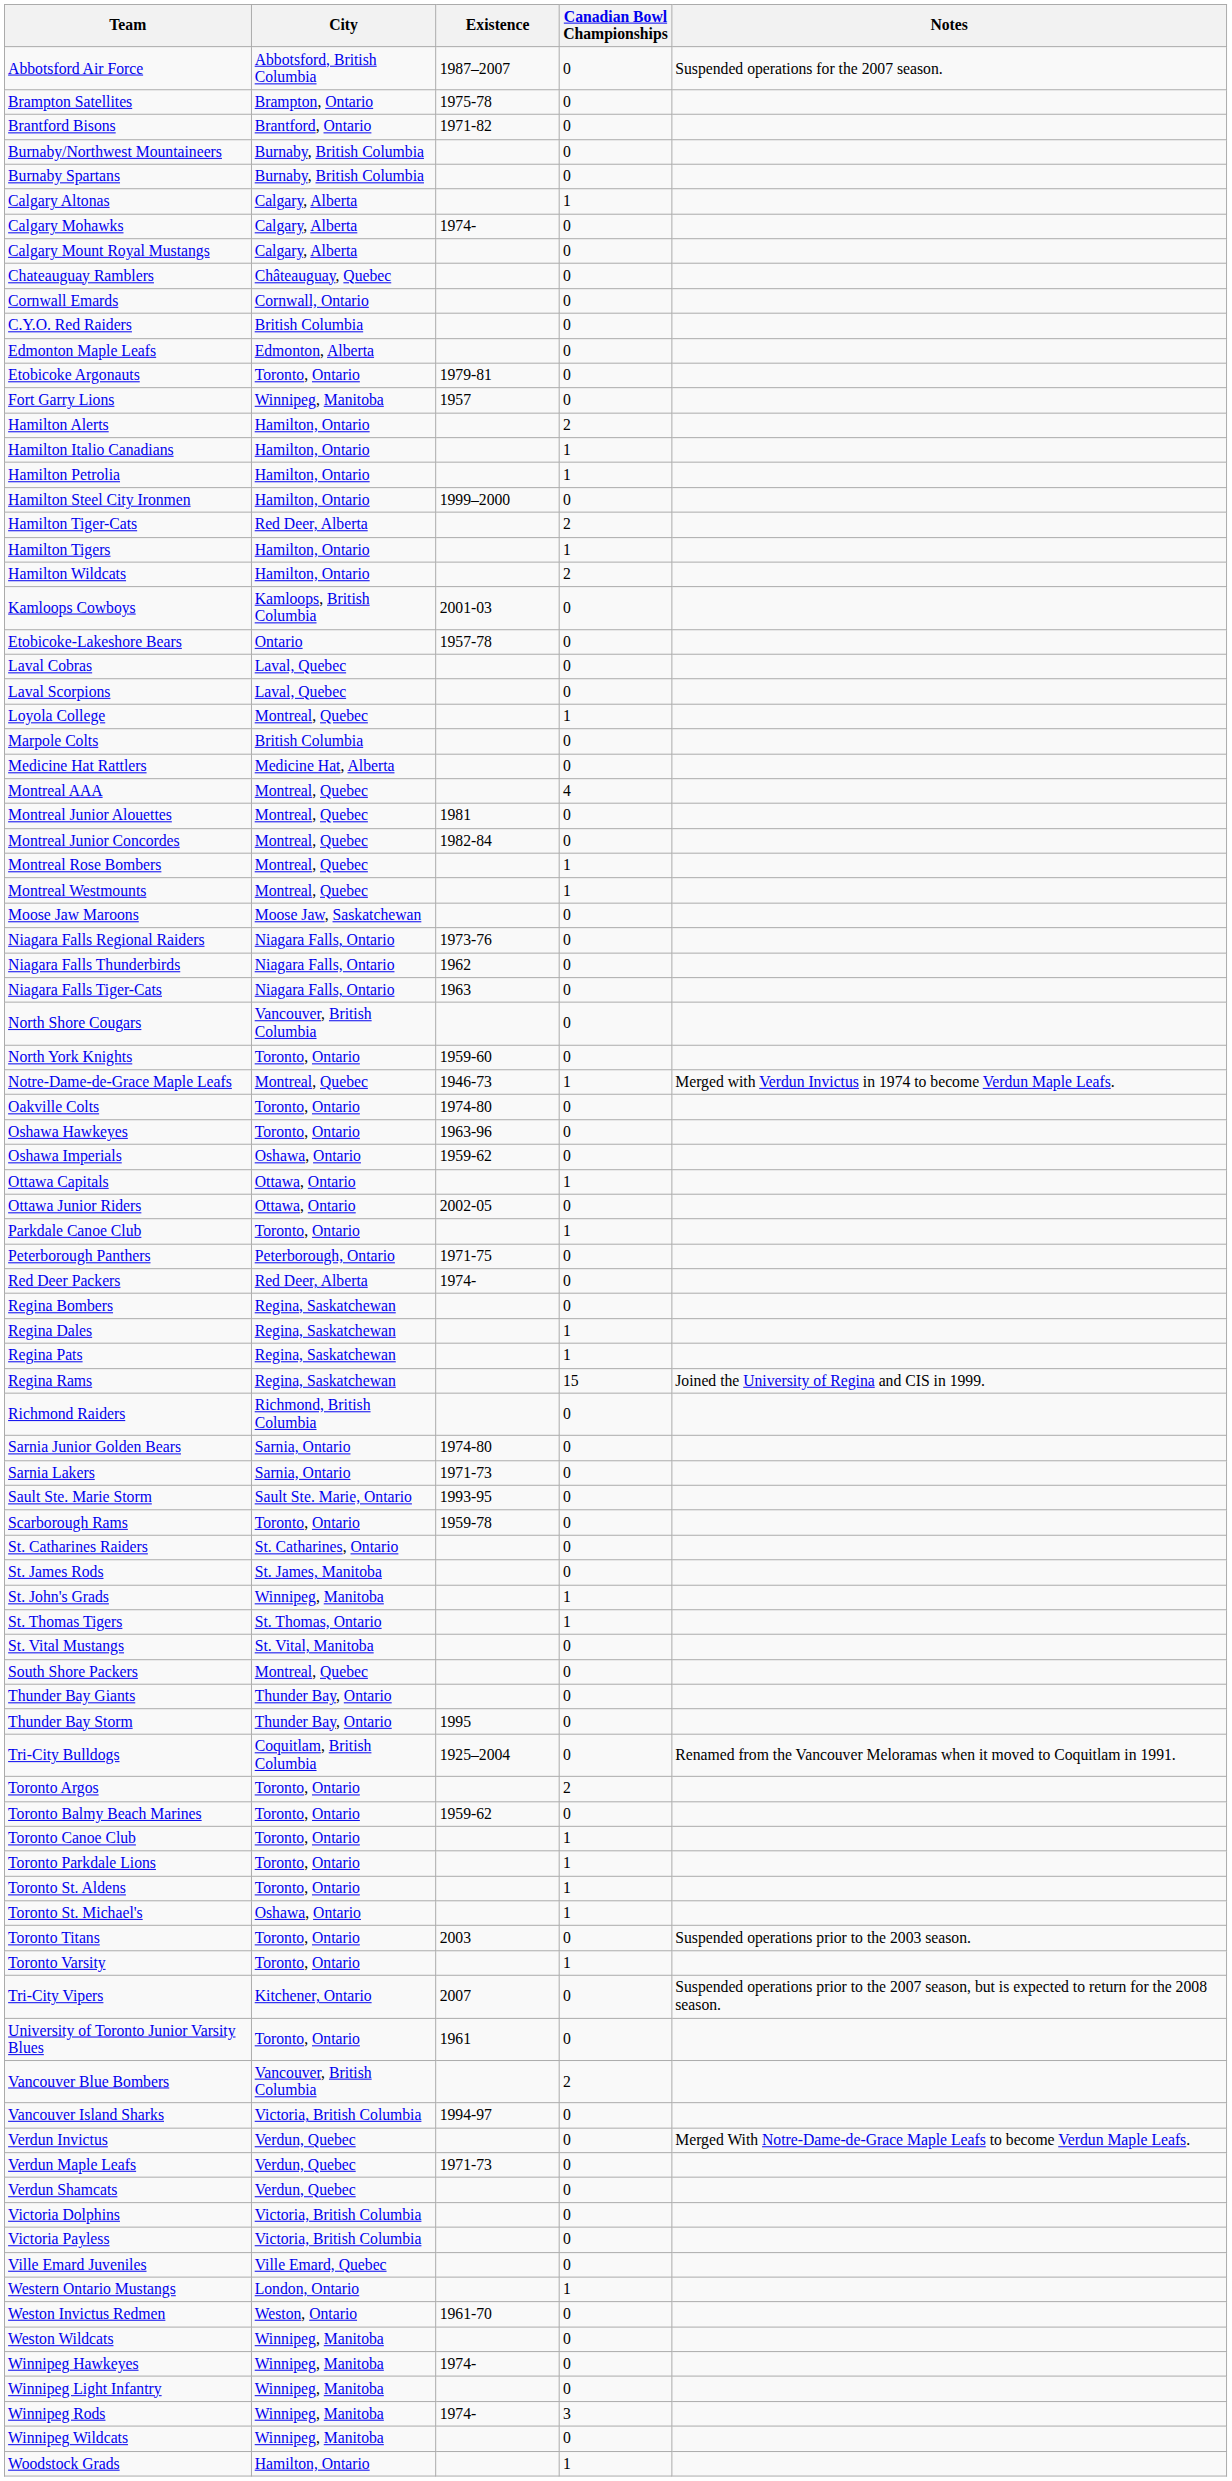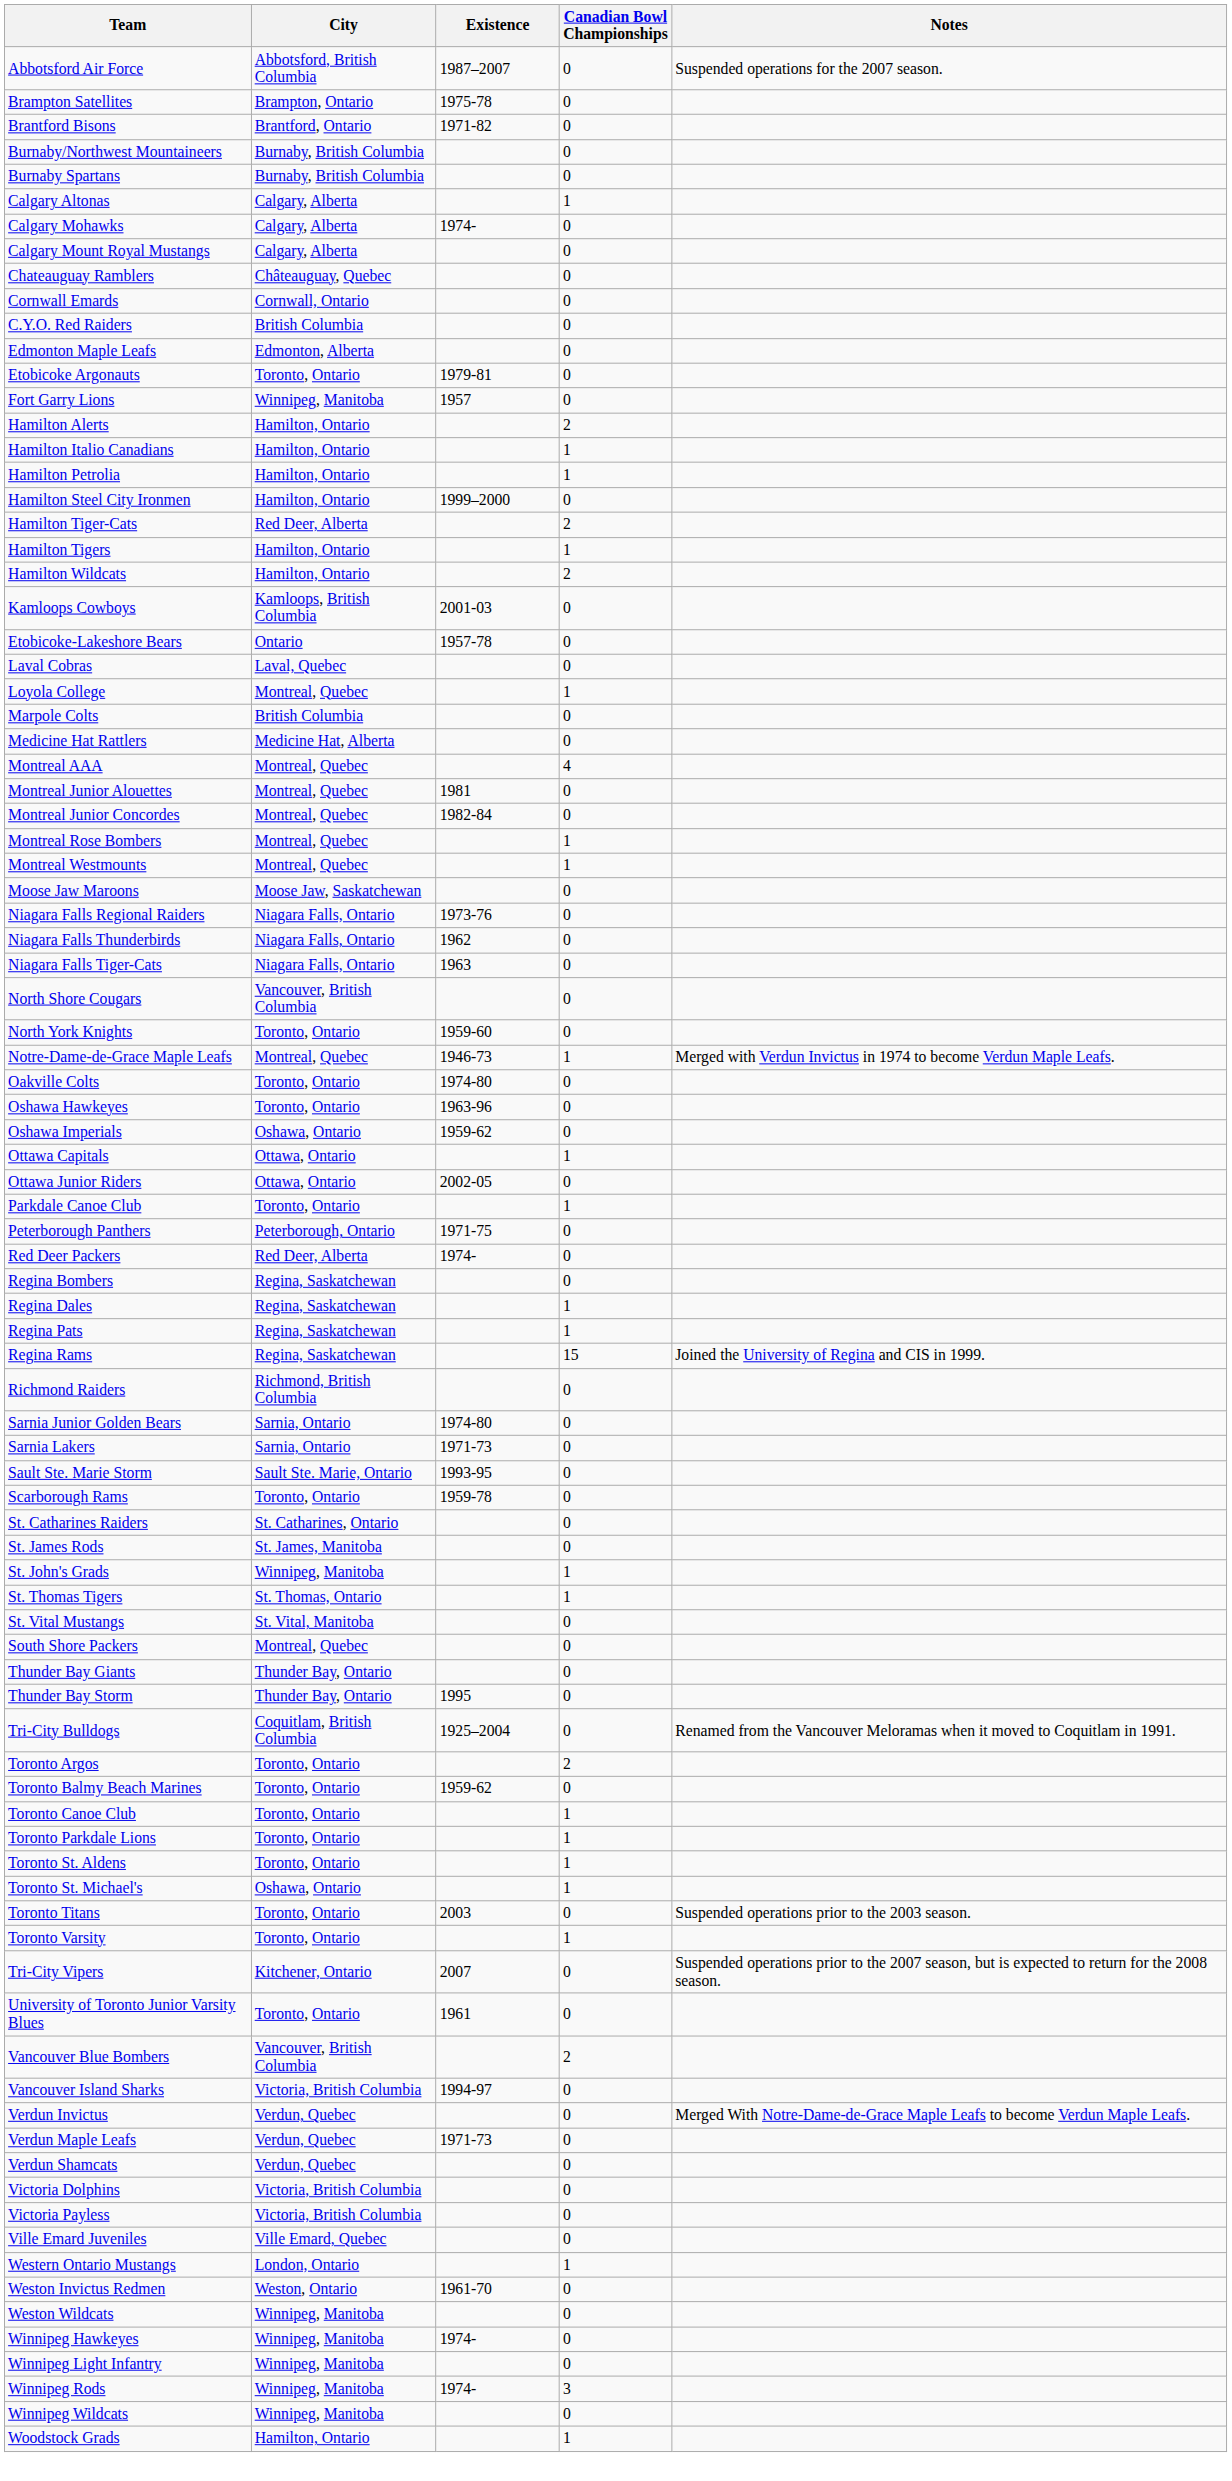- row: (59, 691)
